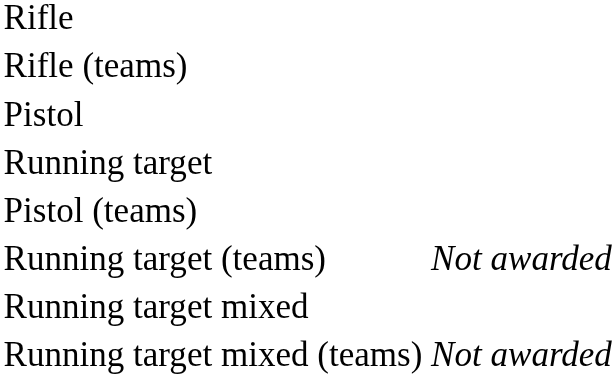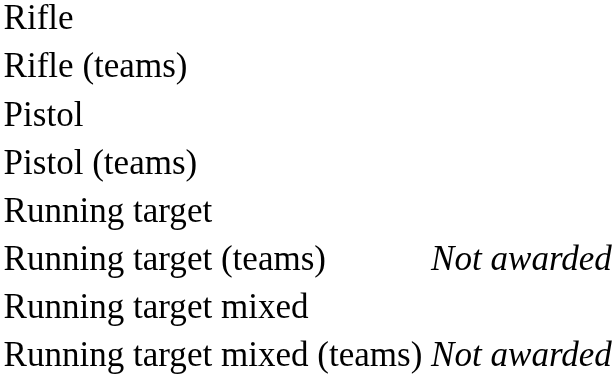rows swapped: (100, 210) <-> (108, 162)
